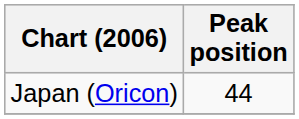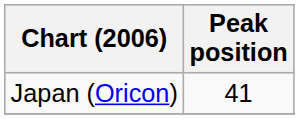(239, 93) 44 -> (239, 93) 41
